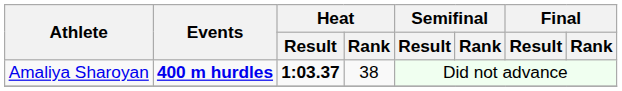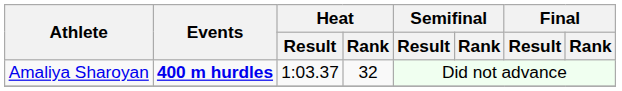(310, 73) bold -> (310, 73) normal
(369, 73) 38 -> (368, 73) 32
